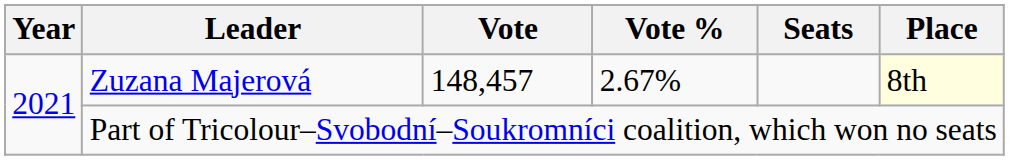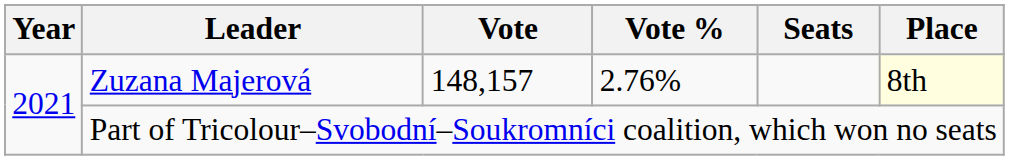(482, 79) 148,457 -> (482, 79) 148,157
(640, 79) 2.67% -> (640, 79) 2.76%
